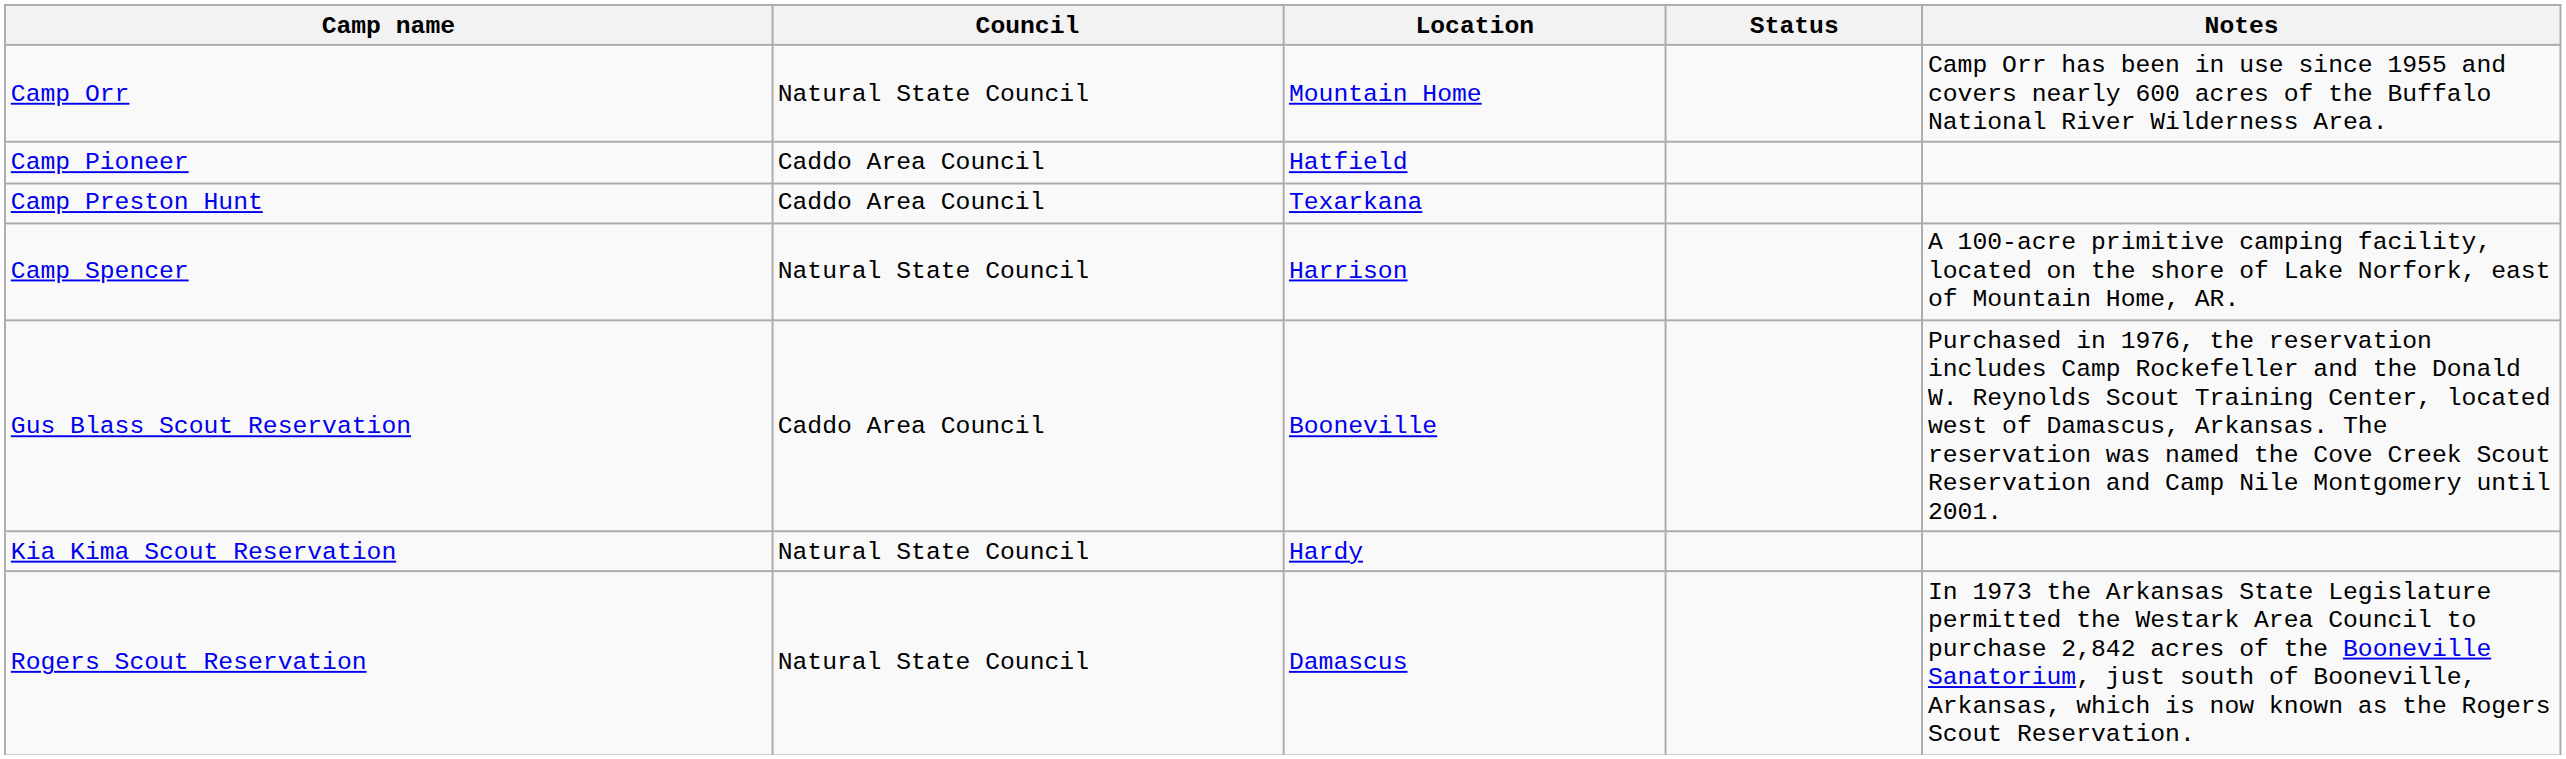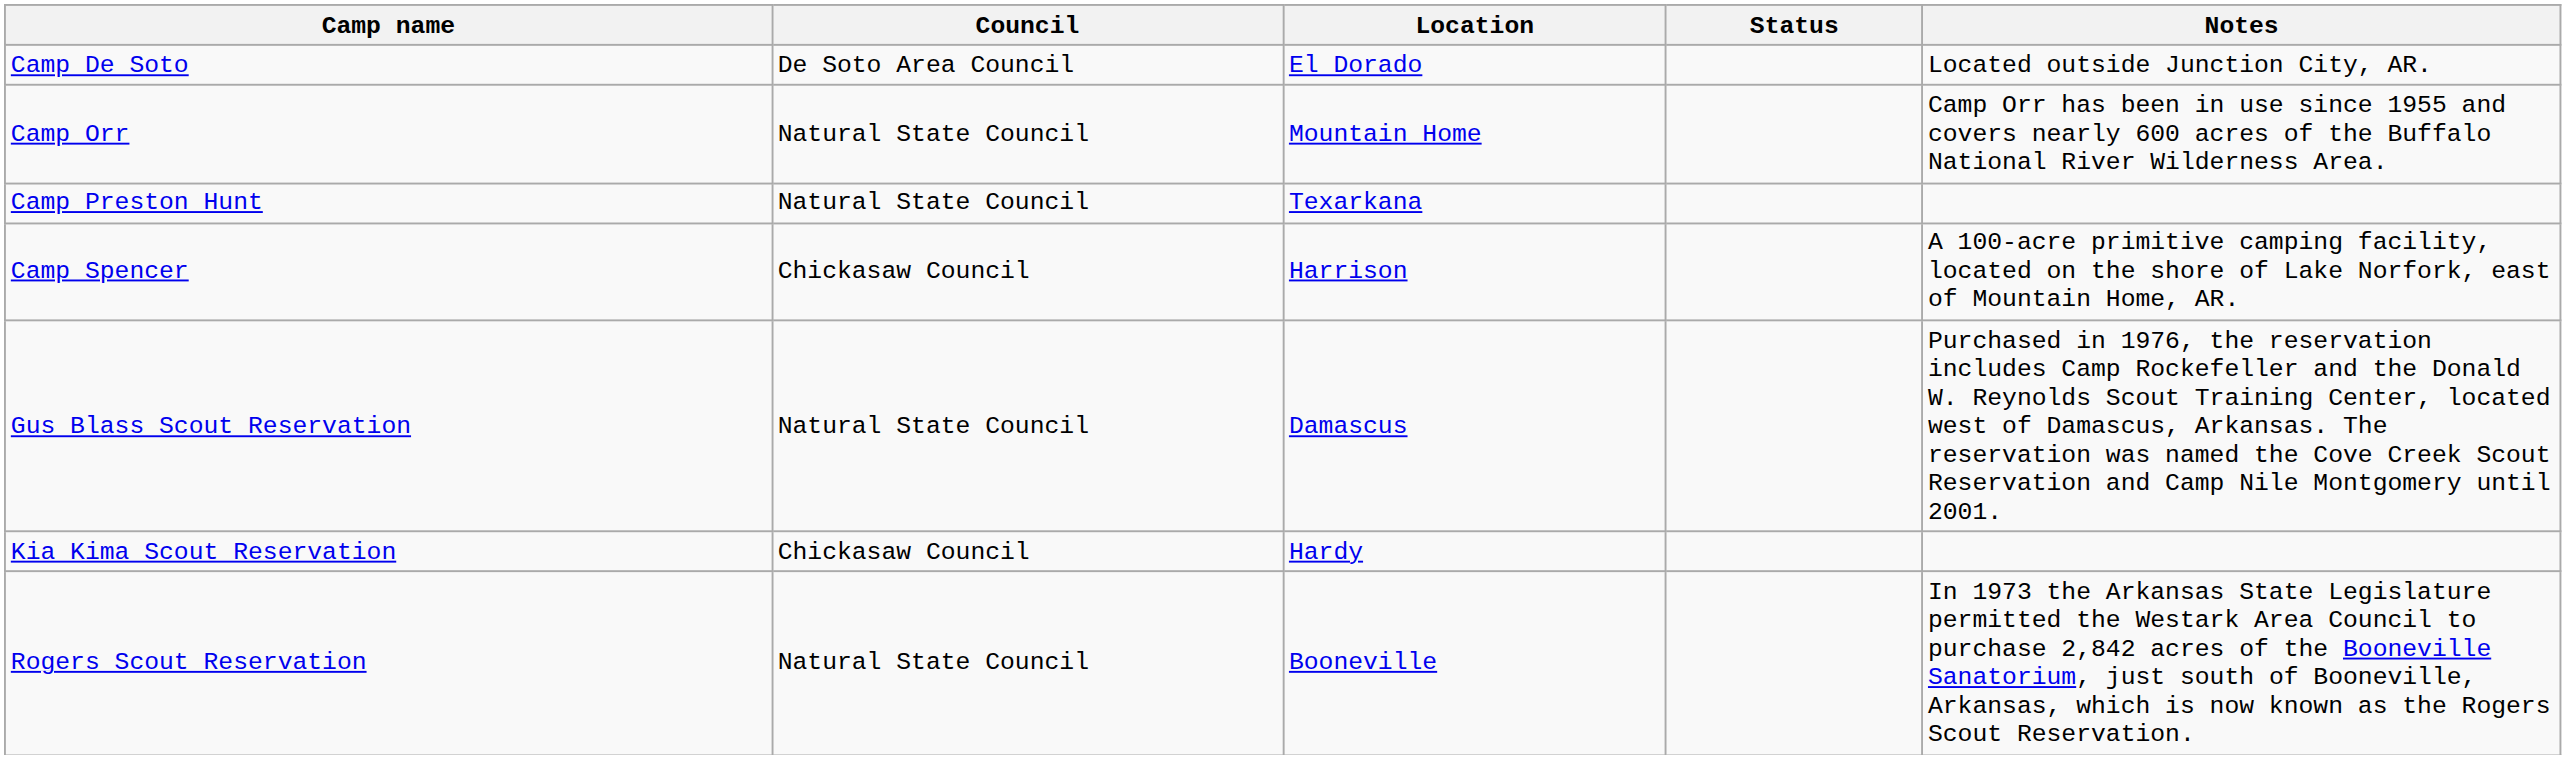+ row: (100, 65)
- row: (100, 163)
(911, 203) Caddo Area Council -> (933, 203) Natural State Council
(933, 272) Natural State Council -> (904, 272) Chickasaw Council
(911, 426) Caddo Area Council -> (933, 426) Natural State Council
(1363, 426) Booneville -> (1348, 426) Damascus
(933, 552) Natural State Council -> (904, 552) Chickasaw Council
(1348, 663) Damascus -> (1363, 663) Booneville
